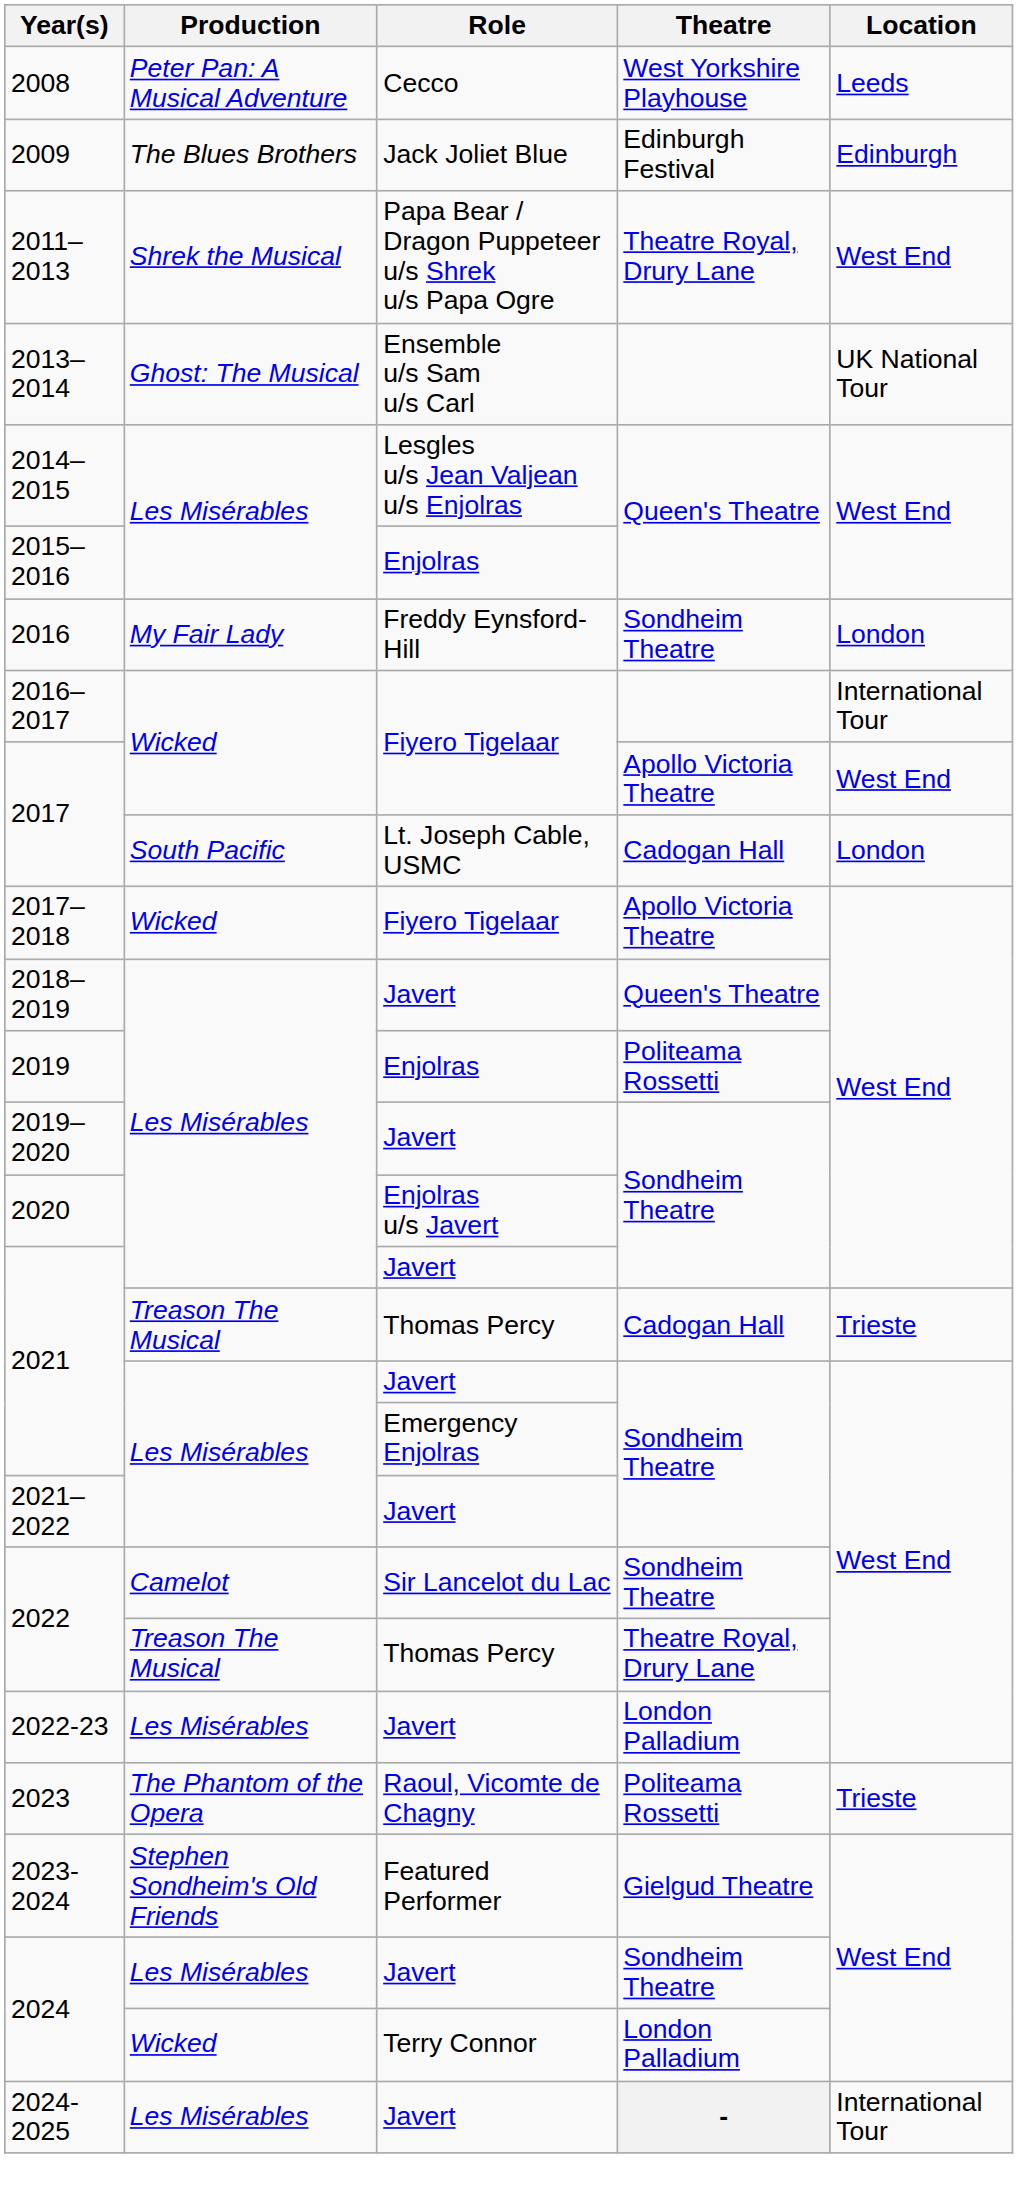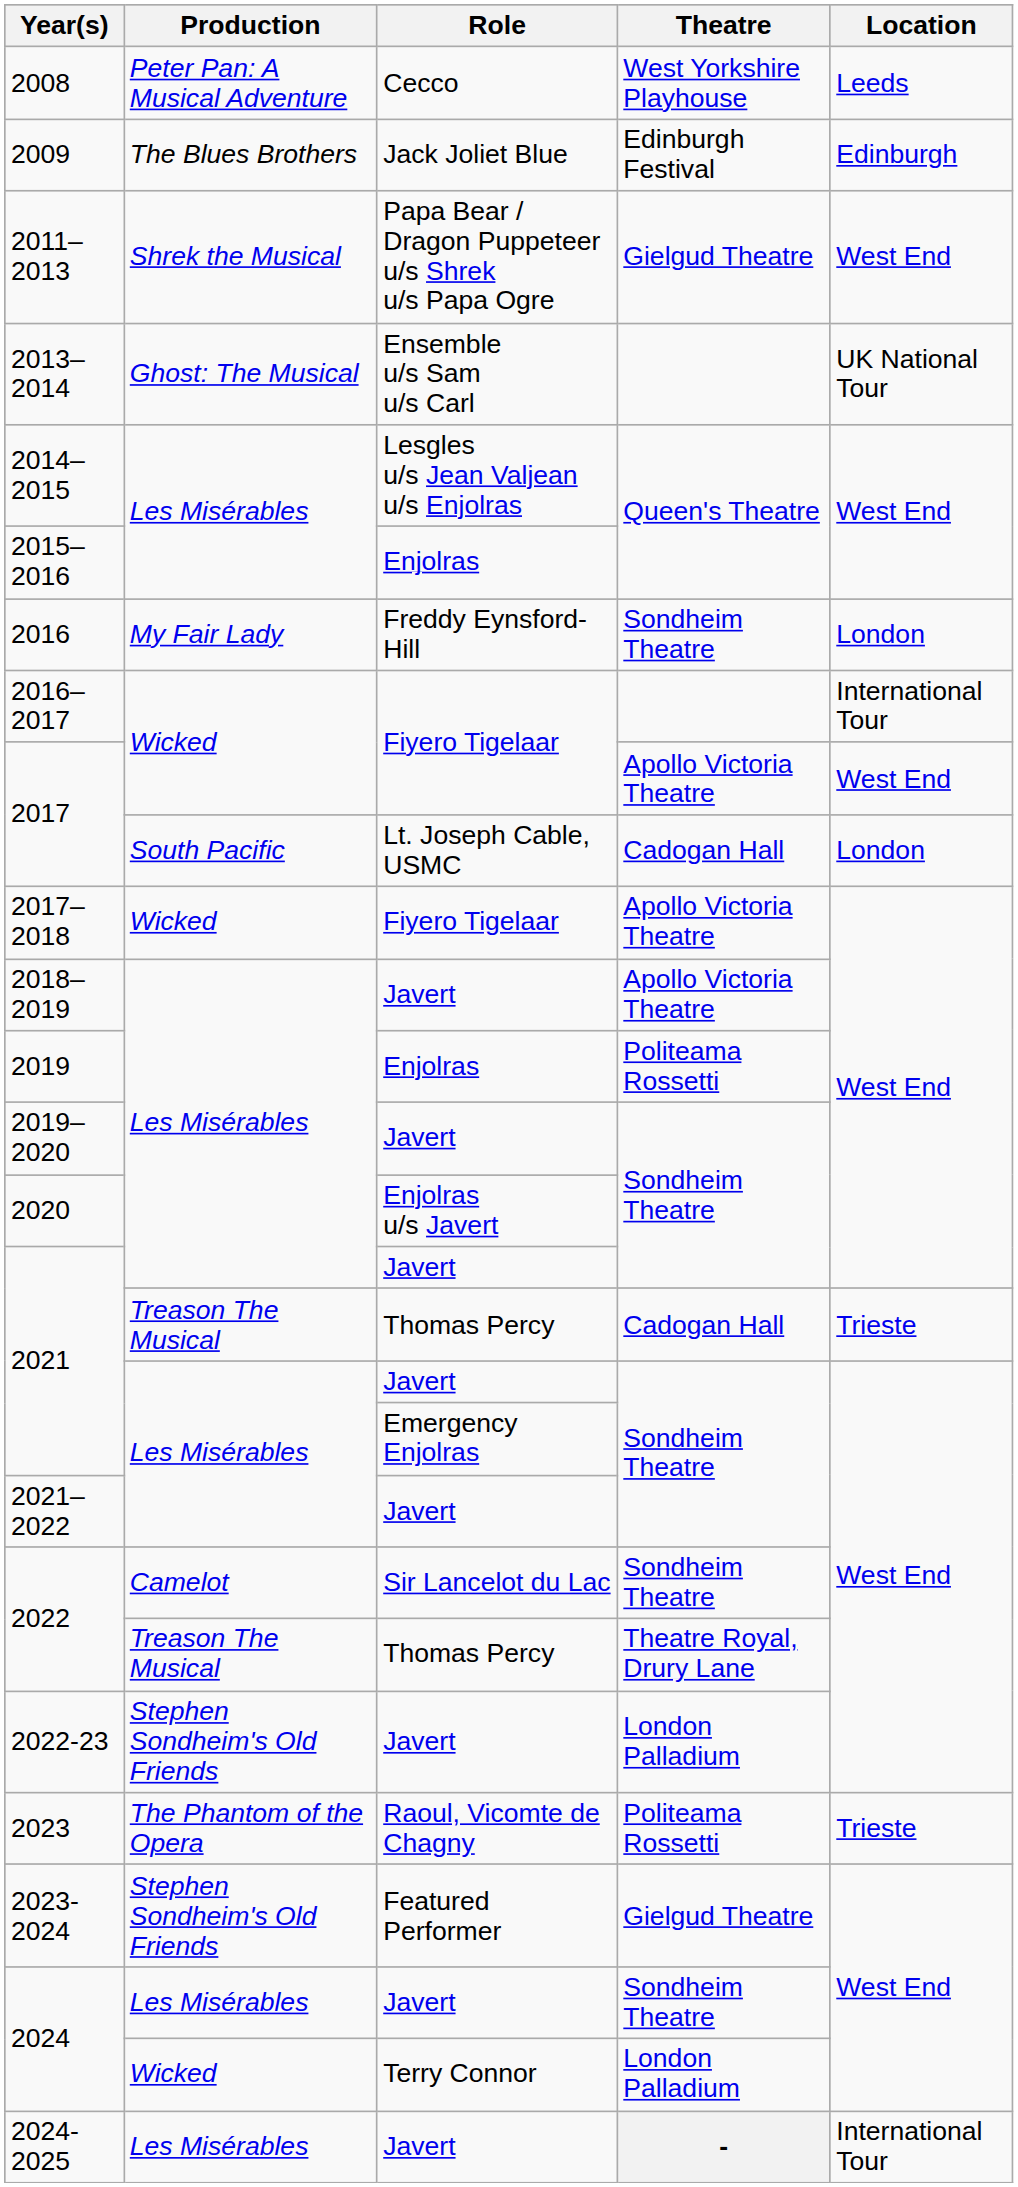(710, 256) Theatre Royal, Drury Lane -> (718, 256) Gielgud Theatre
(722, 994) Queen's Theatre -> (708, 994) Apollo Victoria Theatre
(219, 1726) Les Misérables -> (223, 1741) Stephen Sondheim's Old Friends
